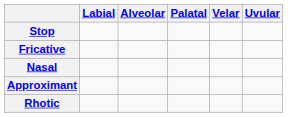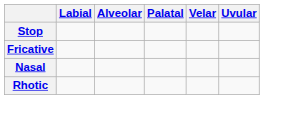- row: (42, 85)
